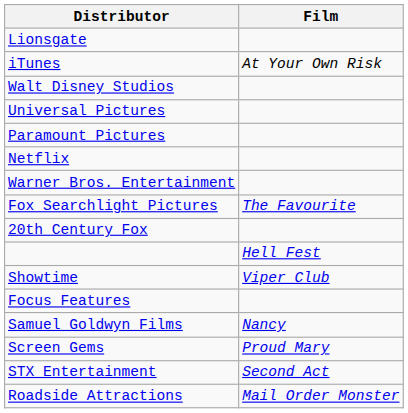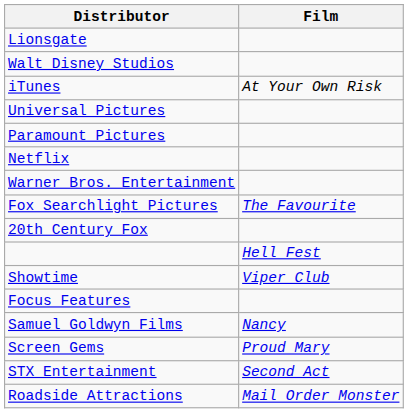rows swapped: (34, 64) <-> (91, 88)
